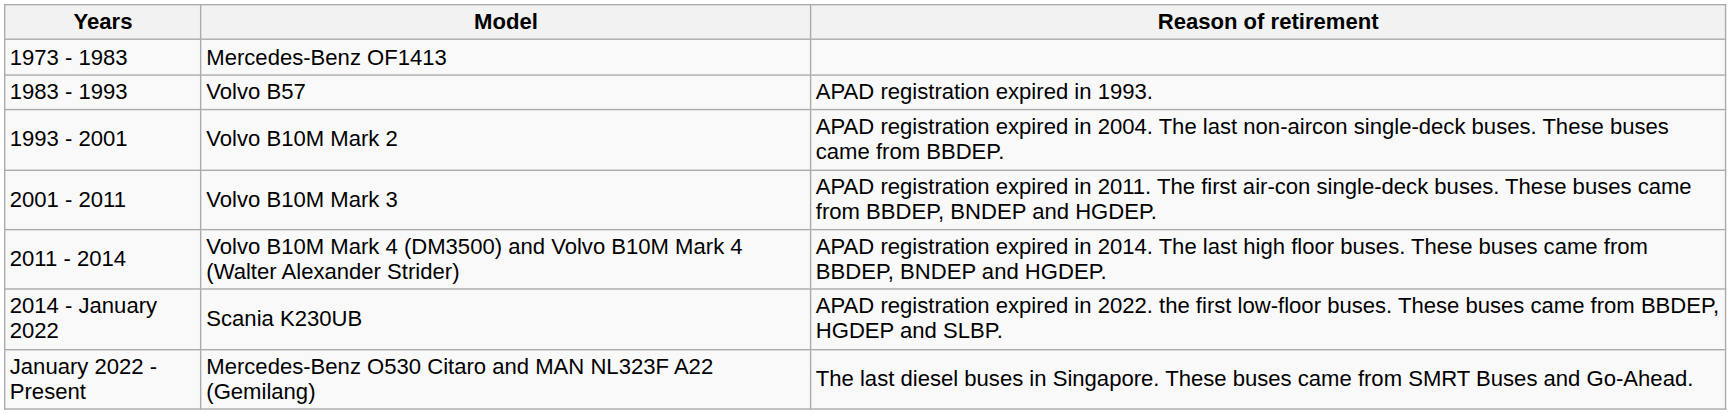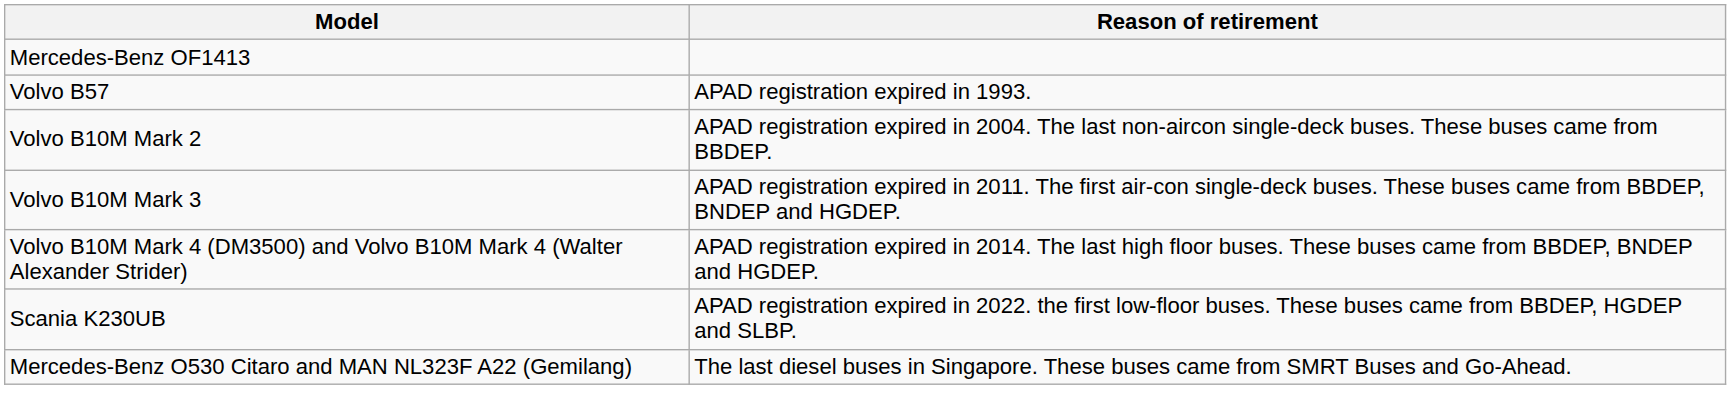- column: (103, 22)
